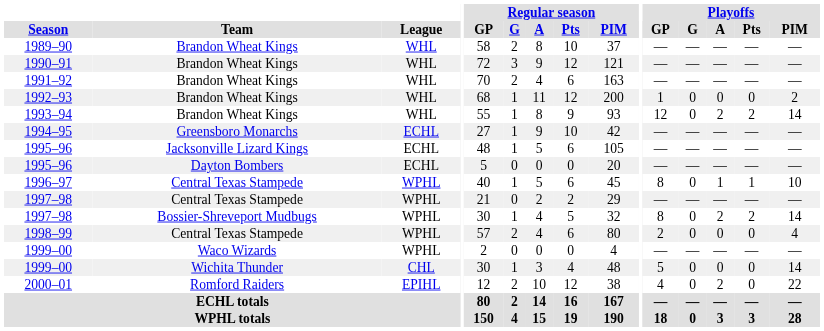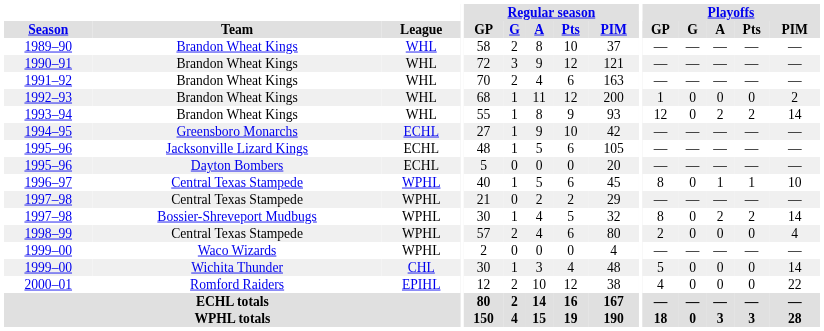(720, 284) 2 -> (720, 284) 0
